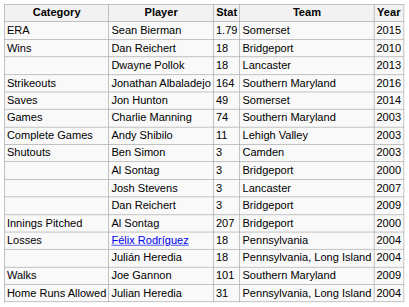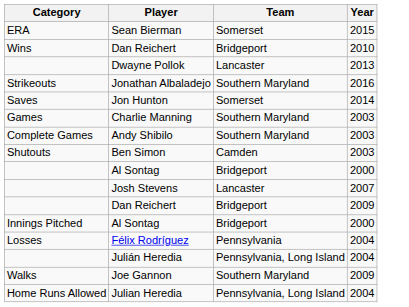- column: (227, 13)
(275, 135) Lehigh Valley -> (263, 135) Southern Maryland
